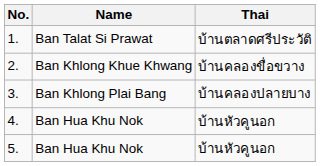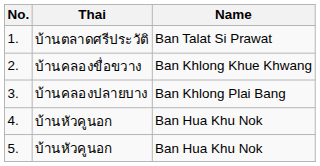columns swapped: (114, 15) <-> (255, 15)
